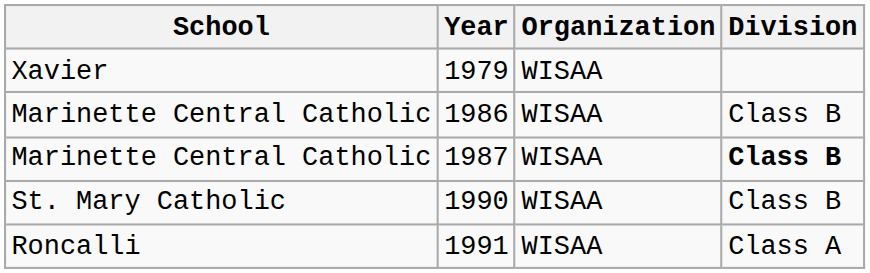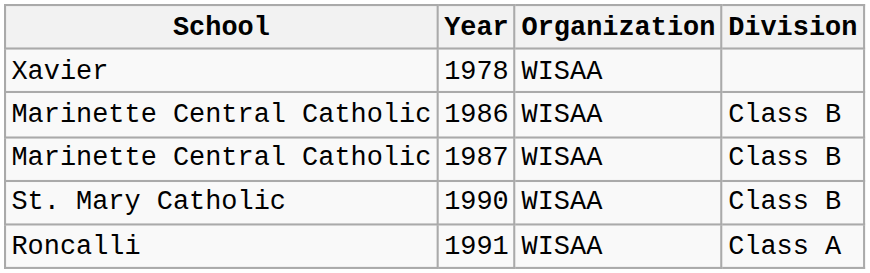+ row: (476, 71)
- row: (476, 71)
(785, 159) bold -> (785, 159) normal
